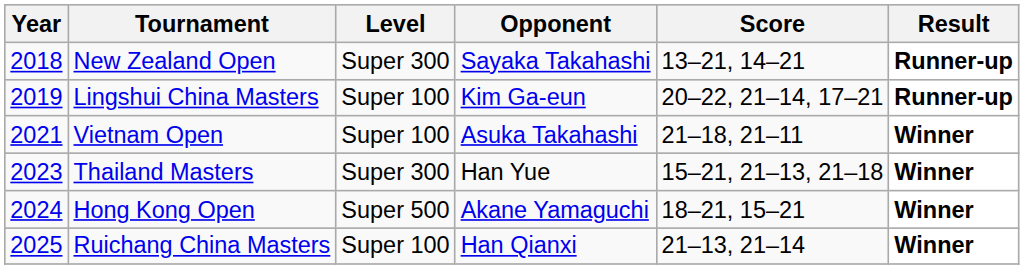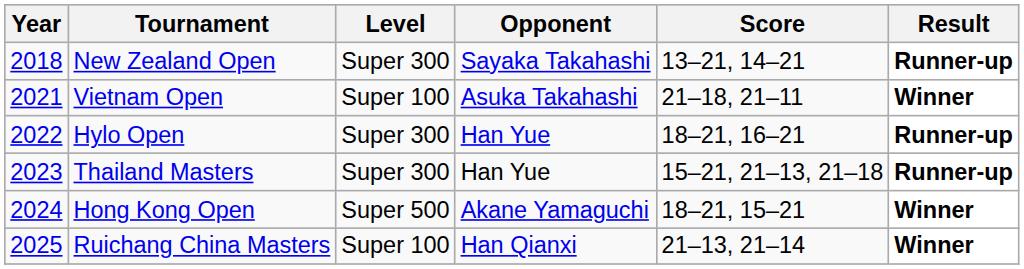- row: (196, 98)
+ row: (129, 135)
(934, 172) Winner -> (954, 172) Runner-up
